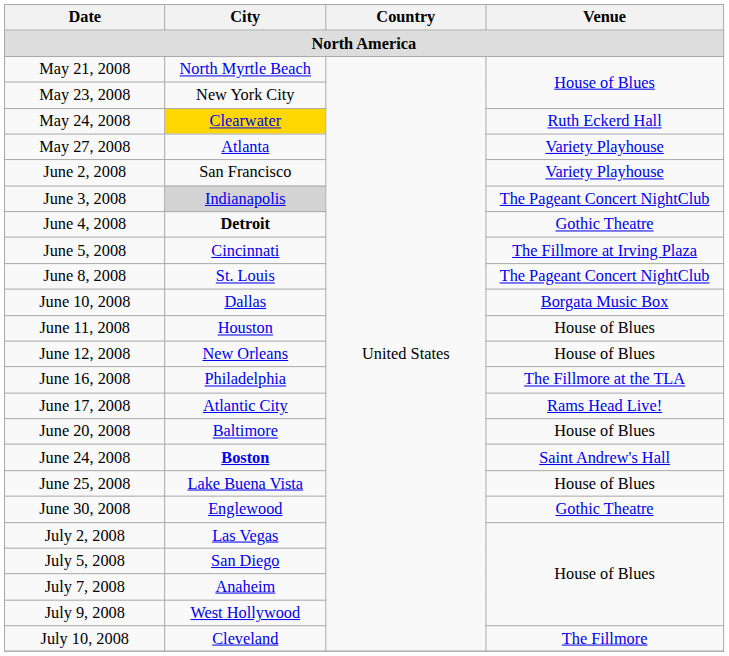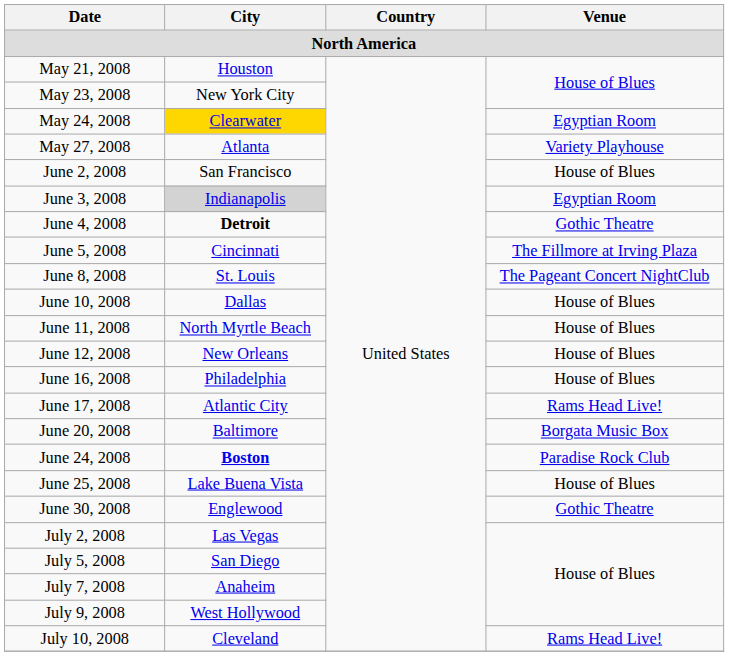(245, 69) North Myrtle Beach -> (245, 69) Houston
(605, 120) Ruth Eckerd Hall -> (605, 120) Egyptian Room
(605, 172) Variety Playhouse -> (605, 172) House of Blues
(605, 198) The Pageant Concert NightClub -> (605, 198) Egyptian Room
(605, 302) Borgata Music Box -> (605, 302) House of Blues
(245, 328) Houston -> (245, 328) North Myrtle Beach
(605, 379) The Fillmore at the TLA -> (605, 379) House of Blues
(605, 431) House of Blues -> (605, 431) Borgata Music Box
(605, 457) Saint Andrew's Hall -> (605, 457) Paradise Rock Club
(605, 638) The Fillmore -> (605, 638) Rams Head Live!
